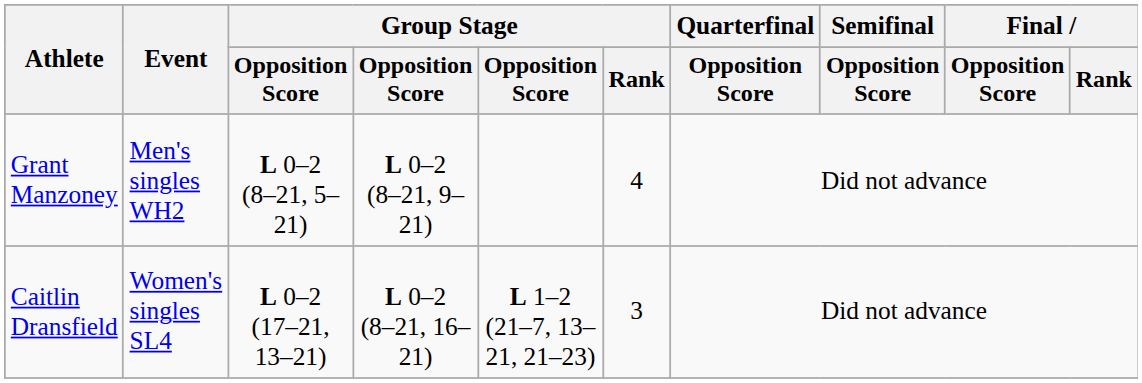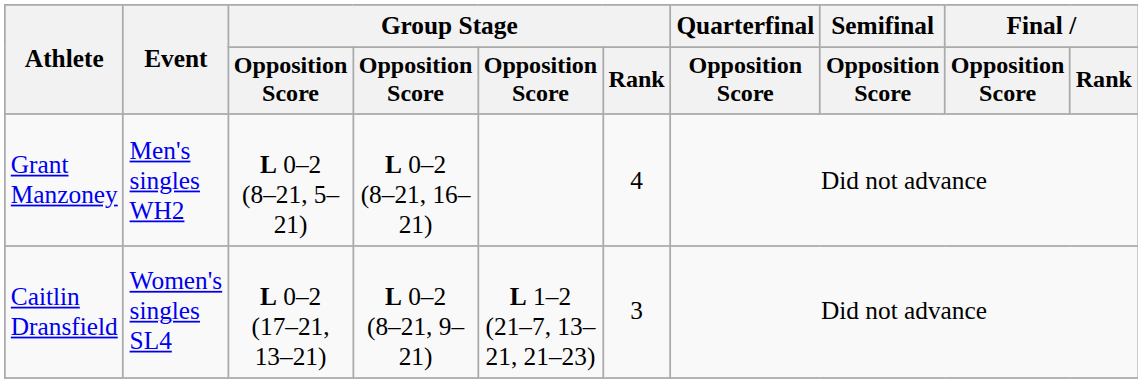(416, 195) L 0–2 (8–21, 9–21) -> (416, 195) L 0–2 (8–21, 16–21)
(416, 326) L 0–2 (8–21, 16–21) -> (416, 326) L 0–2 (8–21, 9–21)
